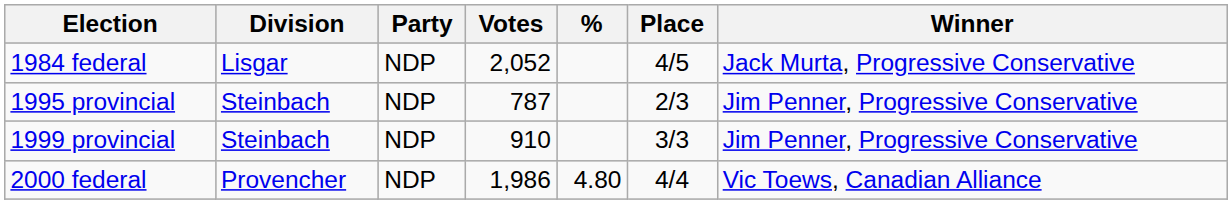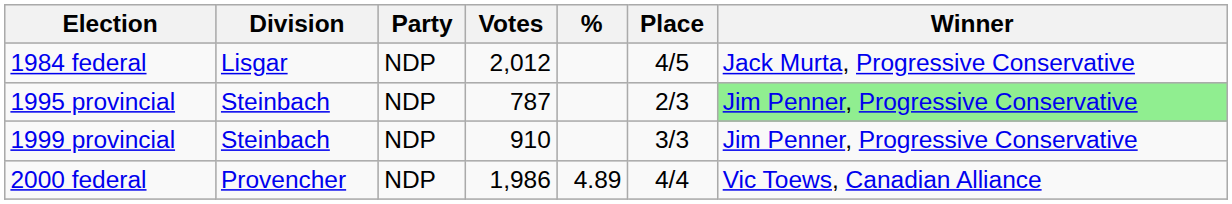(520, 62) 2,052 -> (520, 62) 2,012
(930, 101) no background -> (930, 101) lightgreen background
(598, 179) 4.80 -> (598, 179) 4.89
